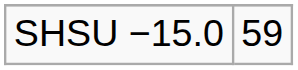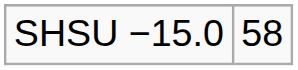(262, 34) 59 -> (262, 34) 58
